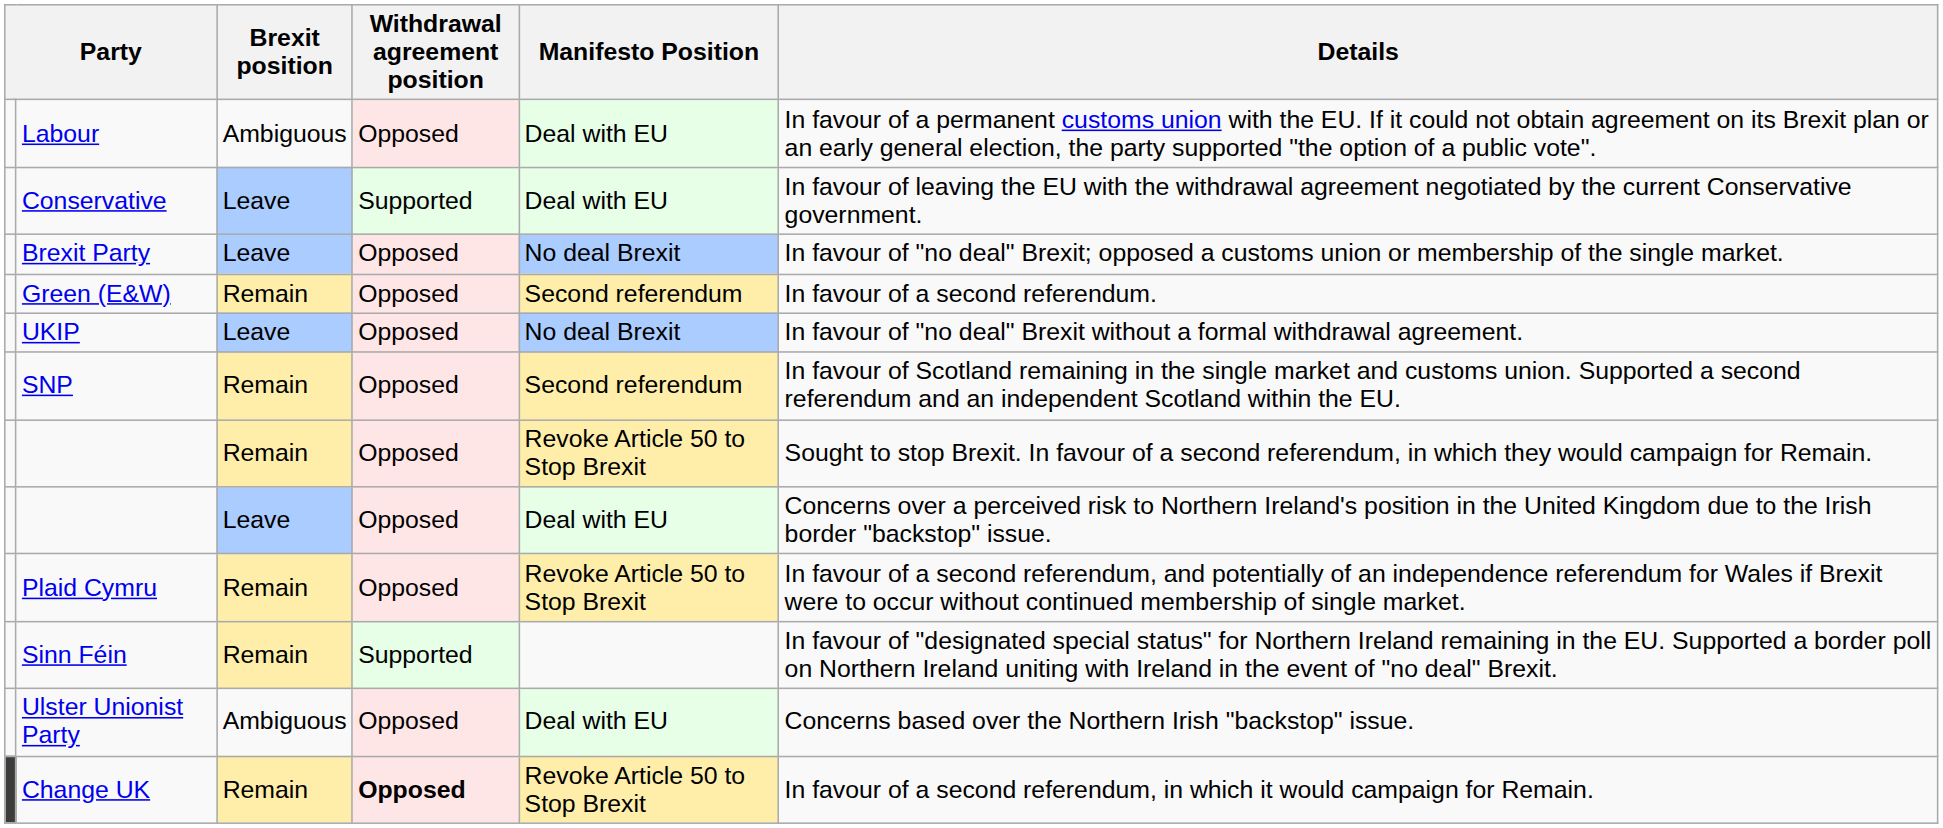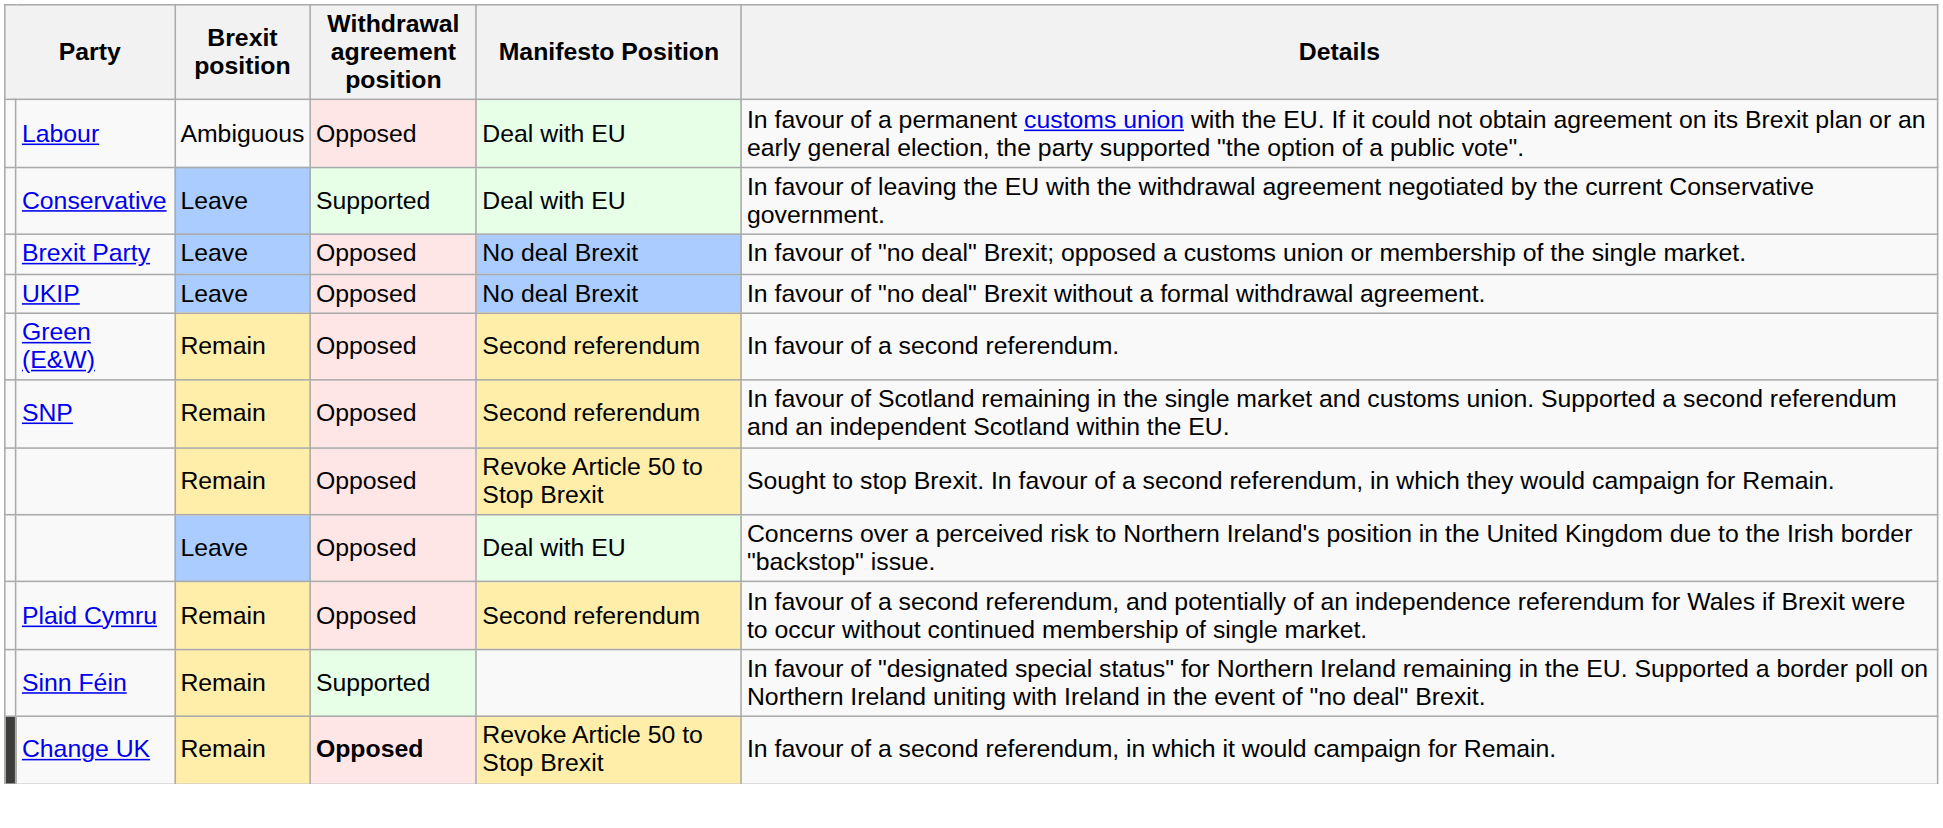rows swapped: (51, 332) <-> (96, 293)
(635, 587) Revoke Article 50 to Stop Brexit -> (591, 615) Second referendum
- row: (103, 721)
